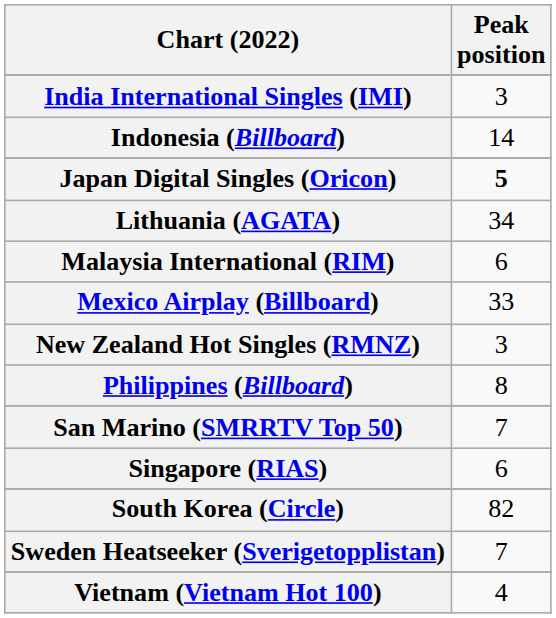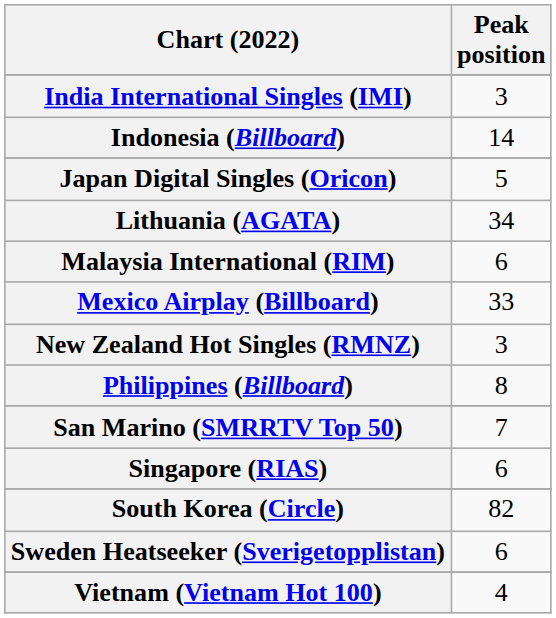(501, 178) bold -> (501, 178) normal
(501, 550) 7 -> (501, 550) 6
